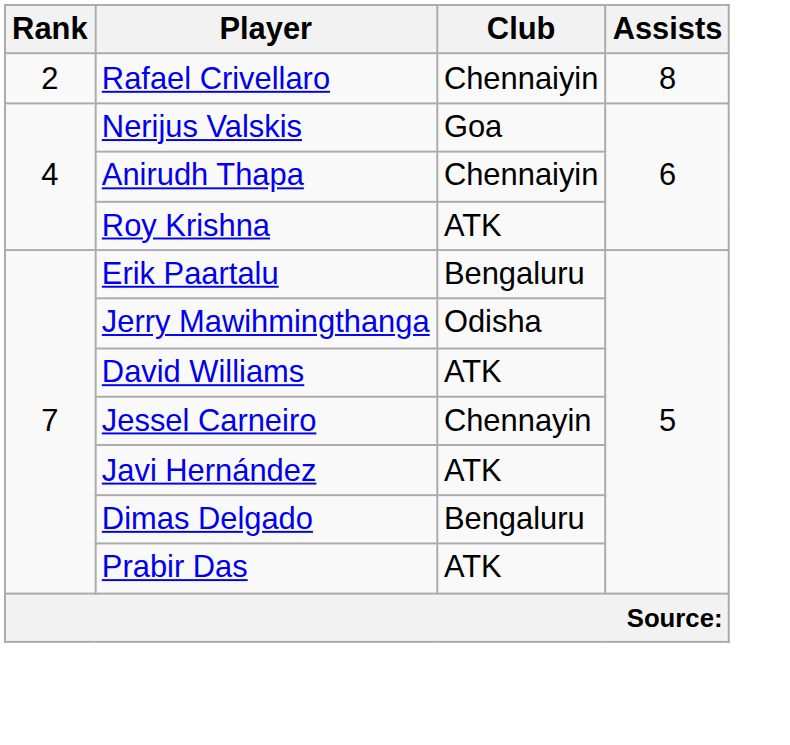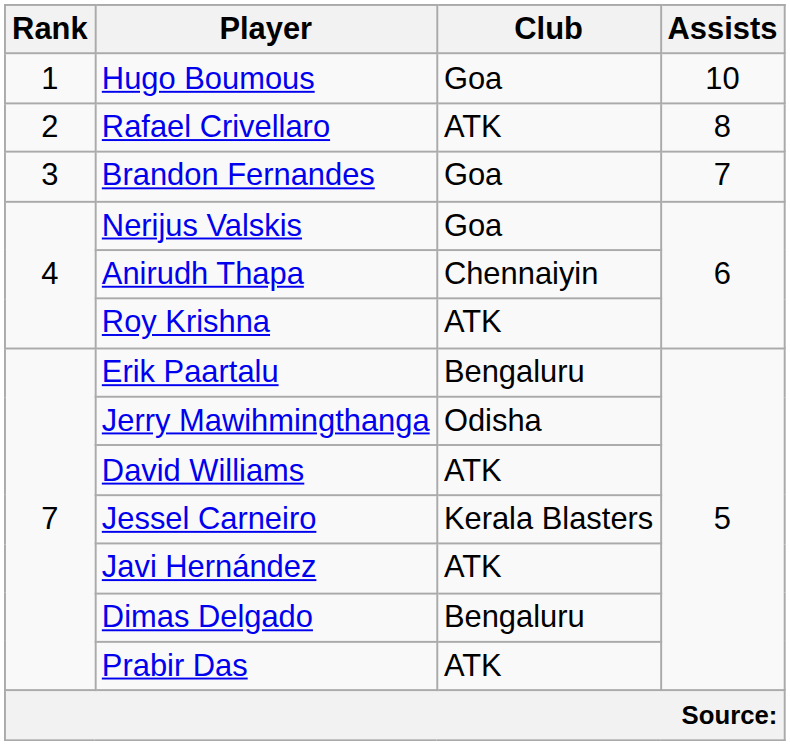+ row: (208, 77)
(521, 77) Chennaiyin -> (473, 126) ATK
+ row: (238, 175)
(518, 420) Chennayin -> (549, 518) Kerala Blasters
